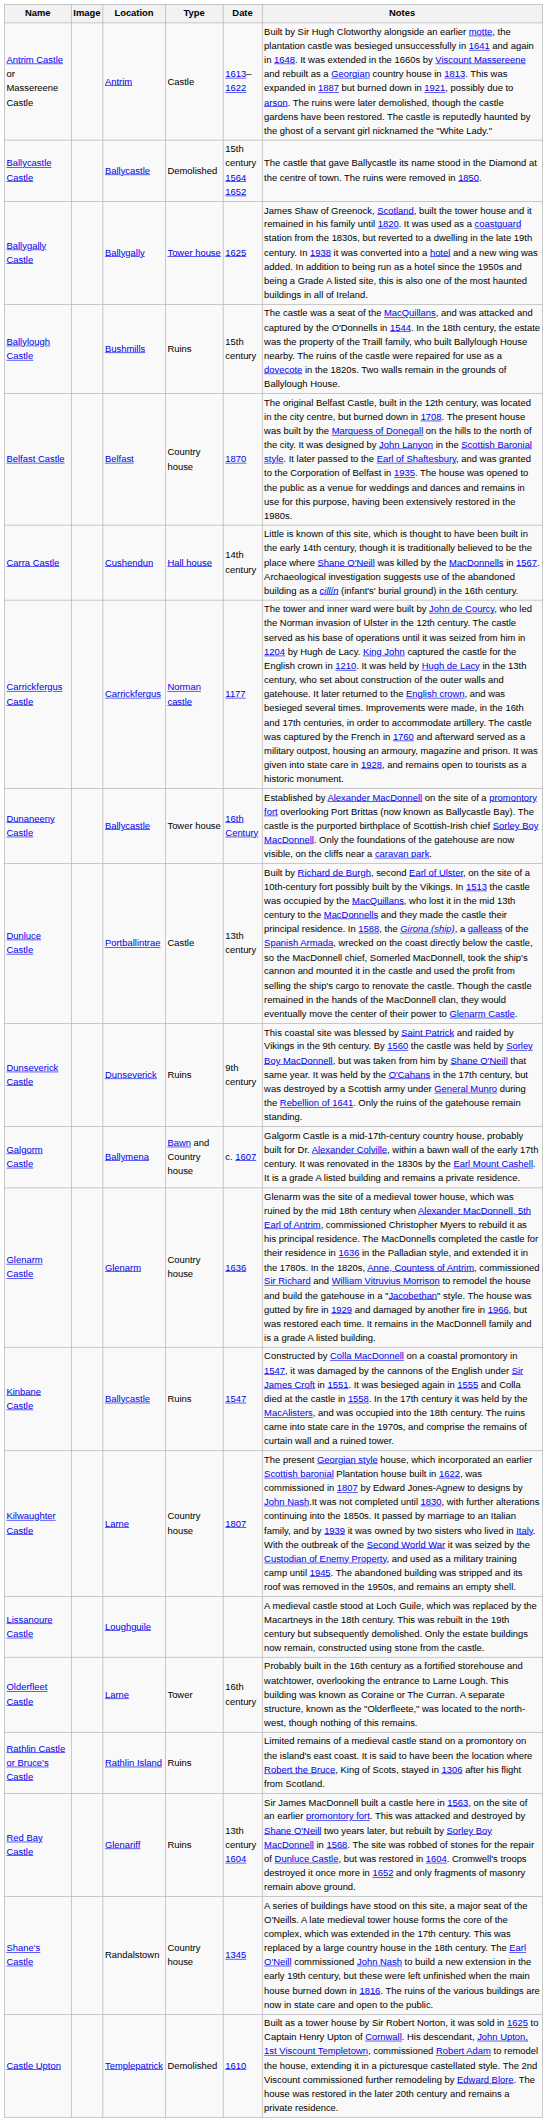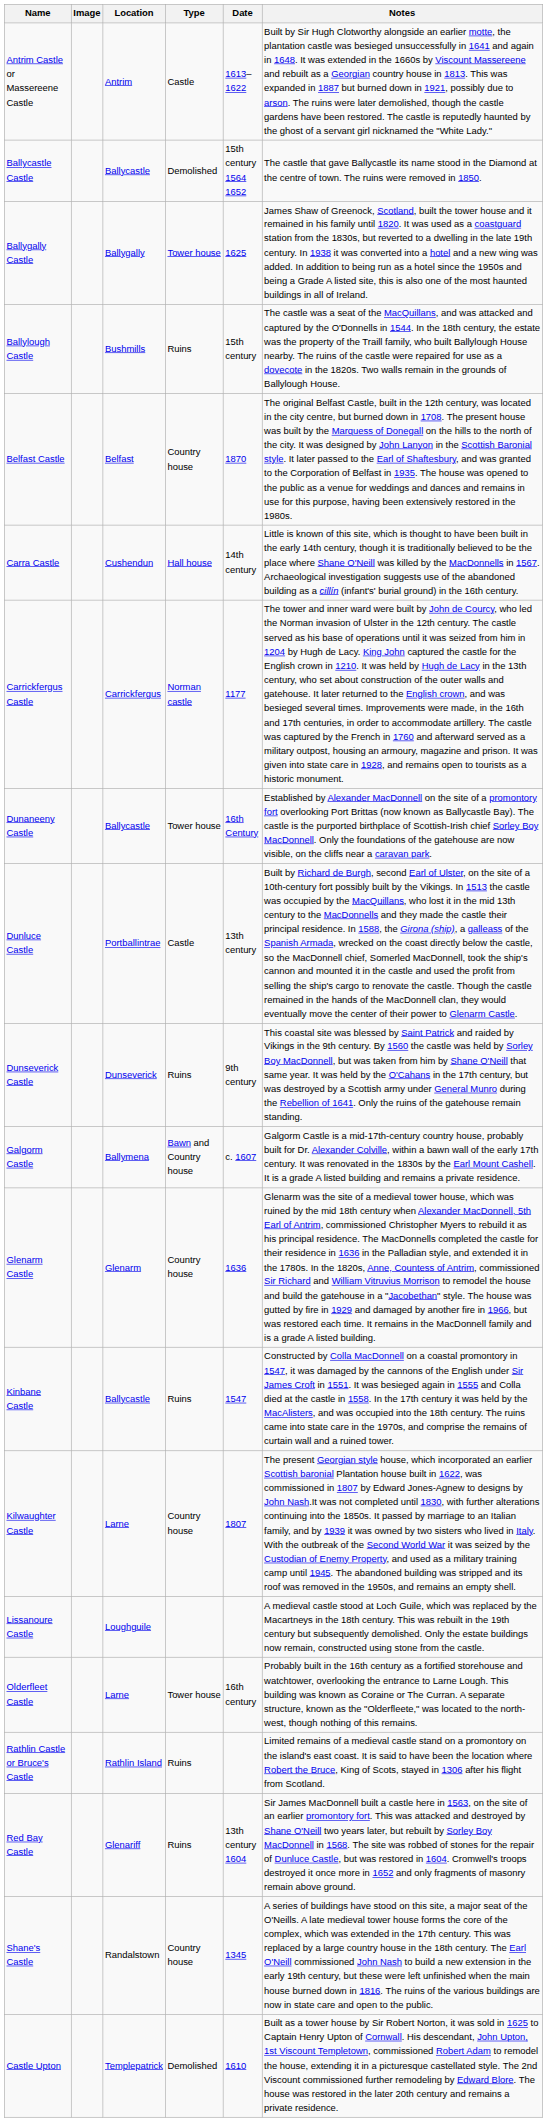(180, 1695) Tower -> (194, 1695) Tower house
